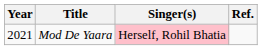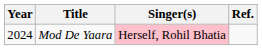(20, 34) 2021 -> (20, 34) 2024
